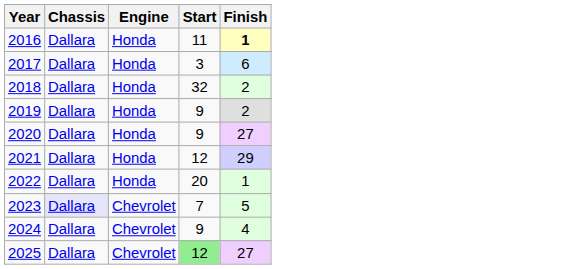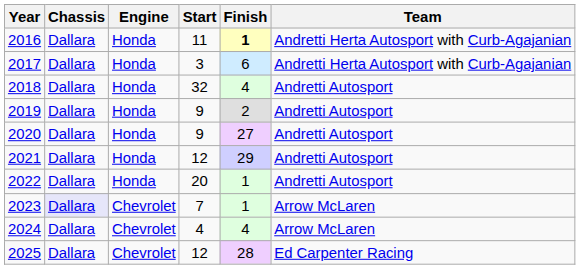+ column: (423, 16)
(245, 87) 2 -> (245, 87) 4
(245, 205) 5 -> (245, 205) 1
(200, 229) 9 -> (200, 229) 4
(200, 252) lightgreen background -> (200, 252) no background
(245, 252) 27 -> (245, 252) 28
